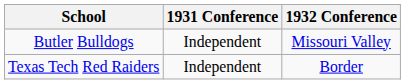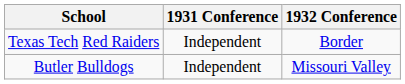rows swapped: (84, 41) <-> (84, 66)
